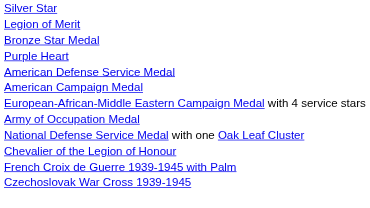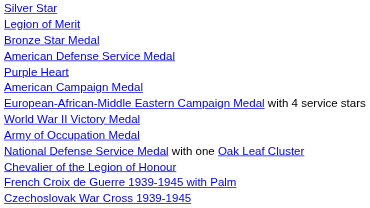rows swapped: (36, 56) <-> (90, 72)
+ row: (72, 119)
